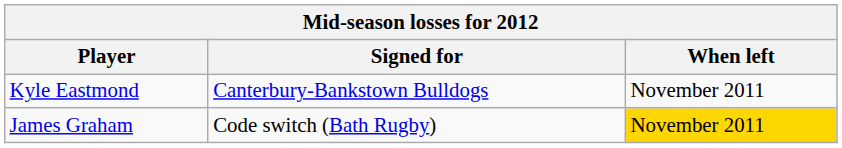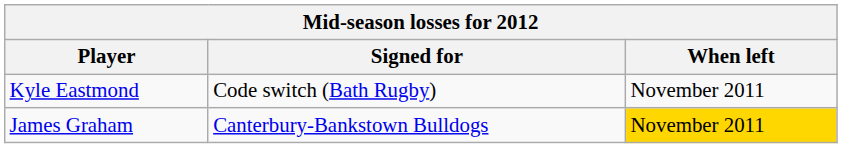(351, 90) Canterbury-Bankstown Bulldogs -> (325, 90) Code switch (Bath Rugby)
(325, 125) Code switch (Bath Rugby) -> (351, 125) Canterbury-Bankstown Bulldogs
